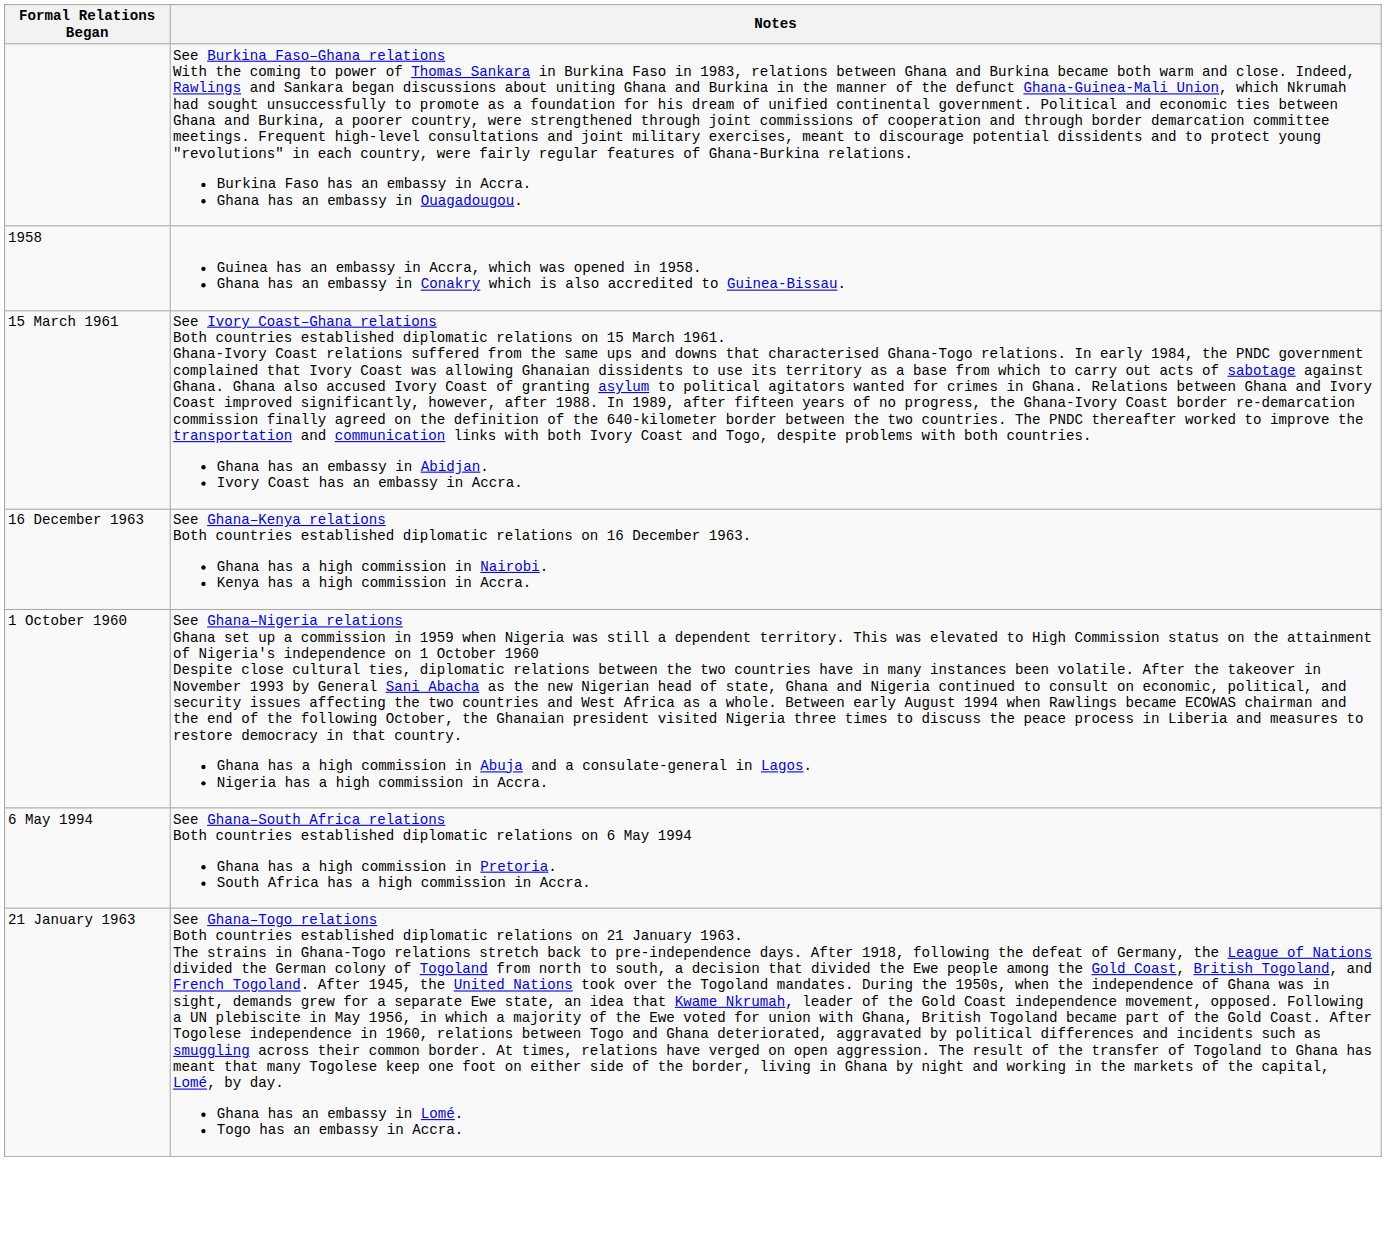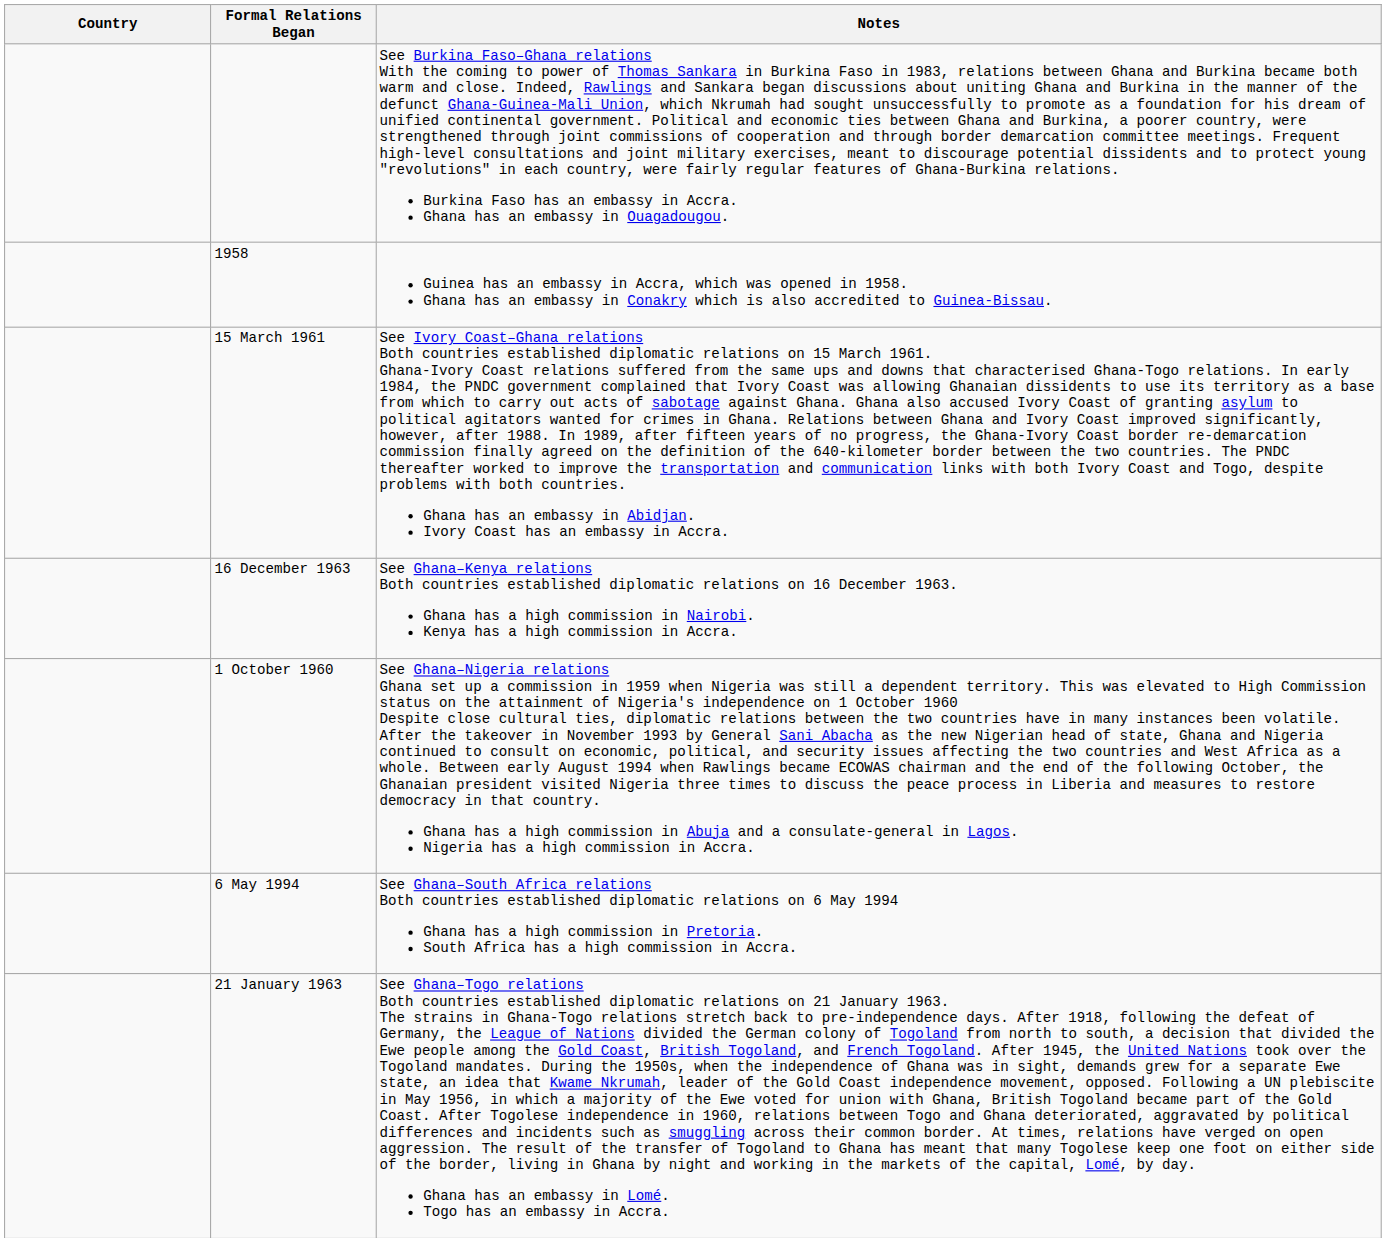+ column: (108, 24)
